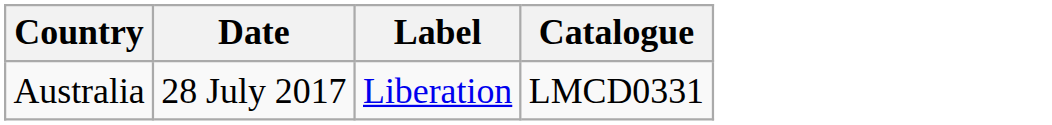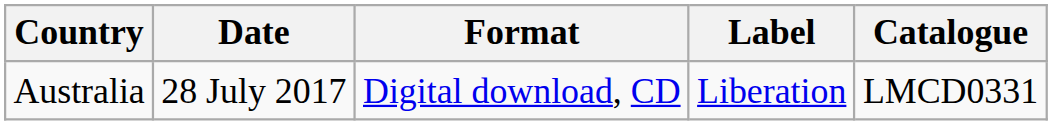+ column: (522, 32)
